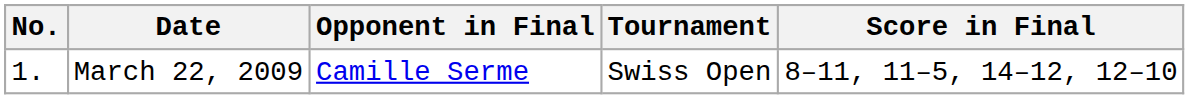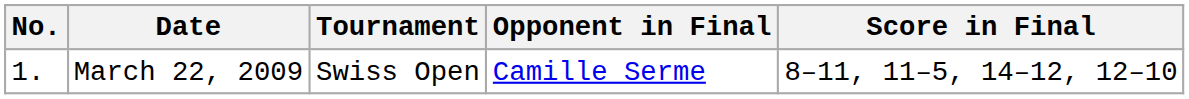columns swapped: (689, 27) <-> (455, 27)
